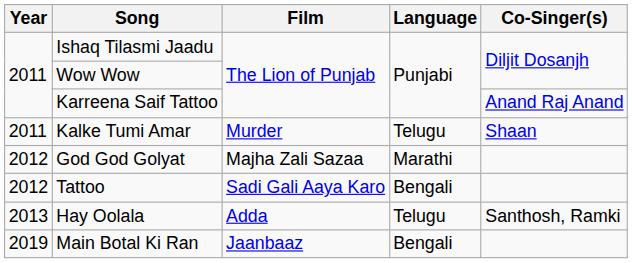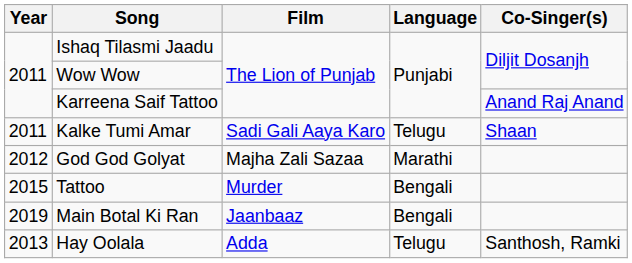(254, 131) Murder -> (306, 131) Sadi Gali Aaya Karo
(28, 187) 2012 -> (28, 187) 2015
(306, 187) Sadi Gali Aaya Karo -> (254, 187) Murder
rows swapped: (100, 215) <-> (127, 243)
